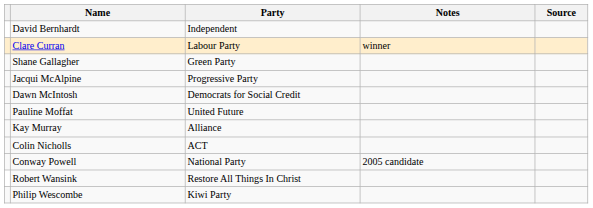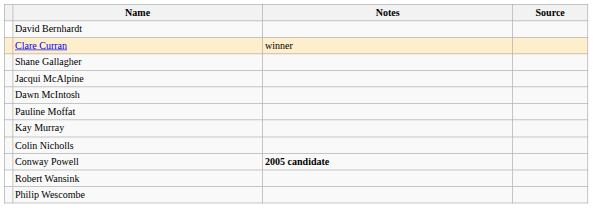- column: (273, 12)
(393, 161) normal -> (297, 161) bold
